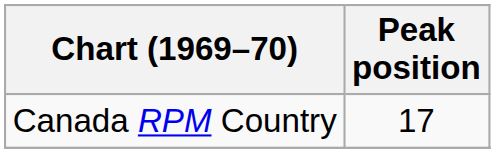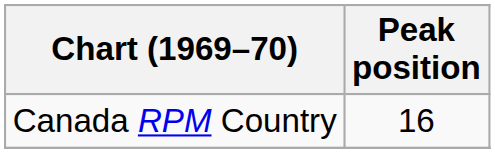(416, 120) 17 -> (416, 120) 16
